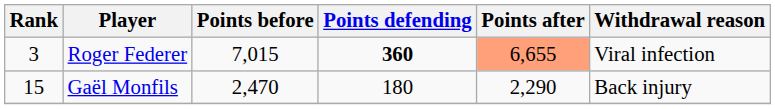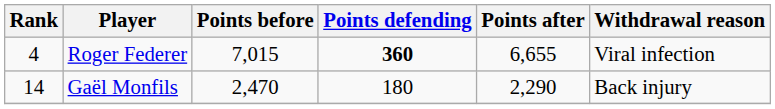(34, 53) 3 -> (34, 53) 4
(533, 53) lightsalmon background -> (533, 53) no background
(34, 86) 15 -> (34, 86) 14
